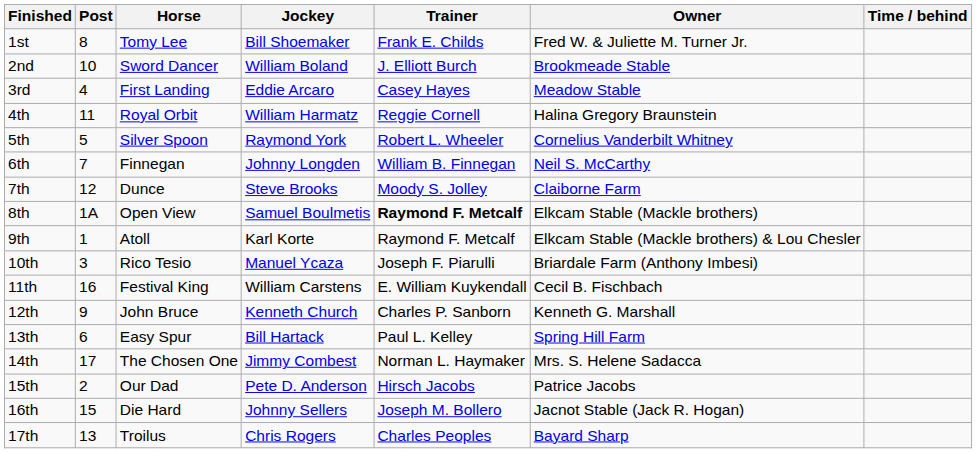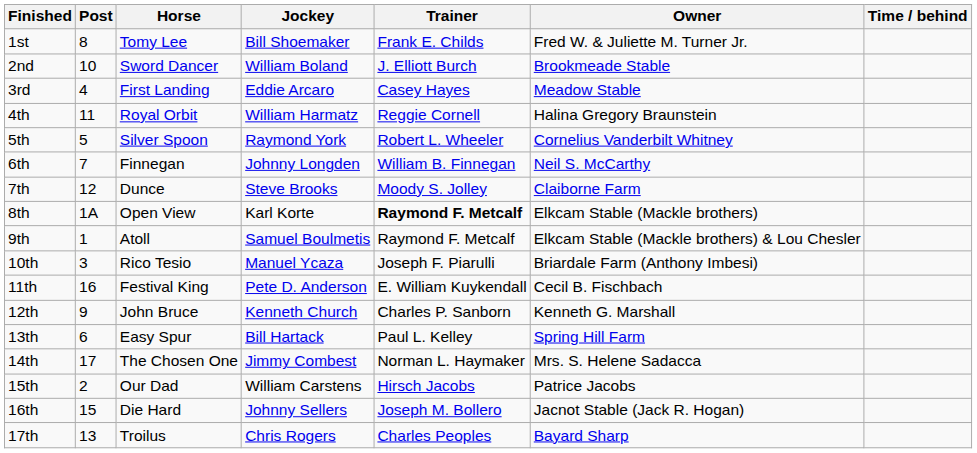(308, 213) Samuel Boulmetis -> (280, 213) Karl Korte
(280, 238) Karl Korte -> (308, 238) Samuel Boulmetis
(303, 287) William Carstens -> (306, 287) Pete D. Anderson
(306, 386) Pete D. Anderson -> (303, 386) William Carstens
